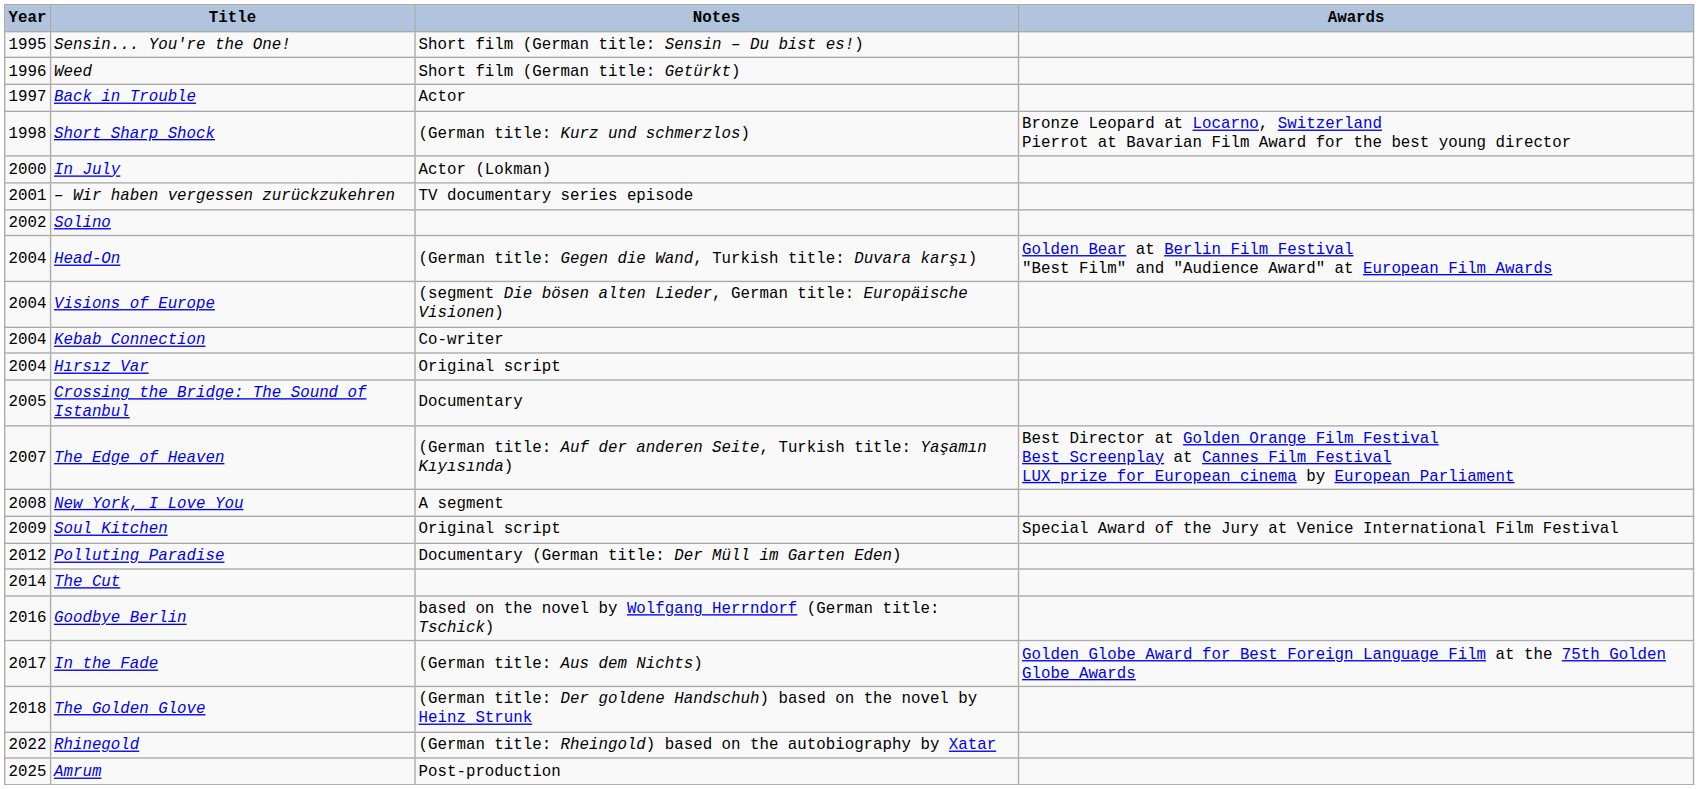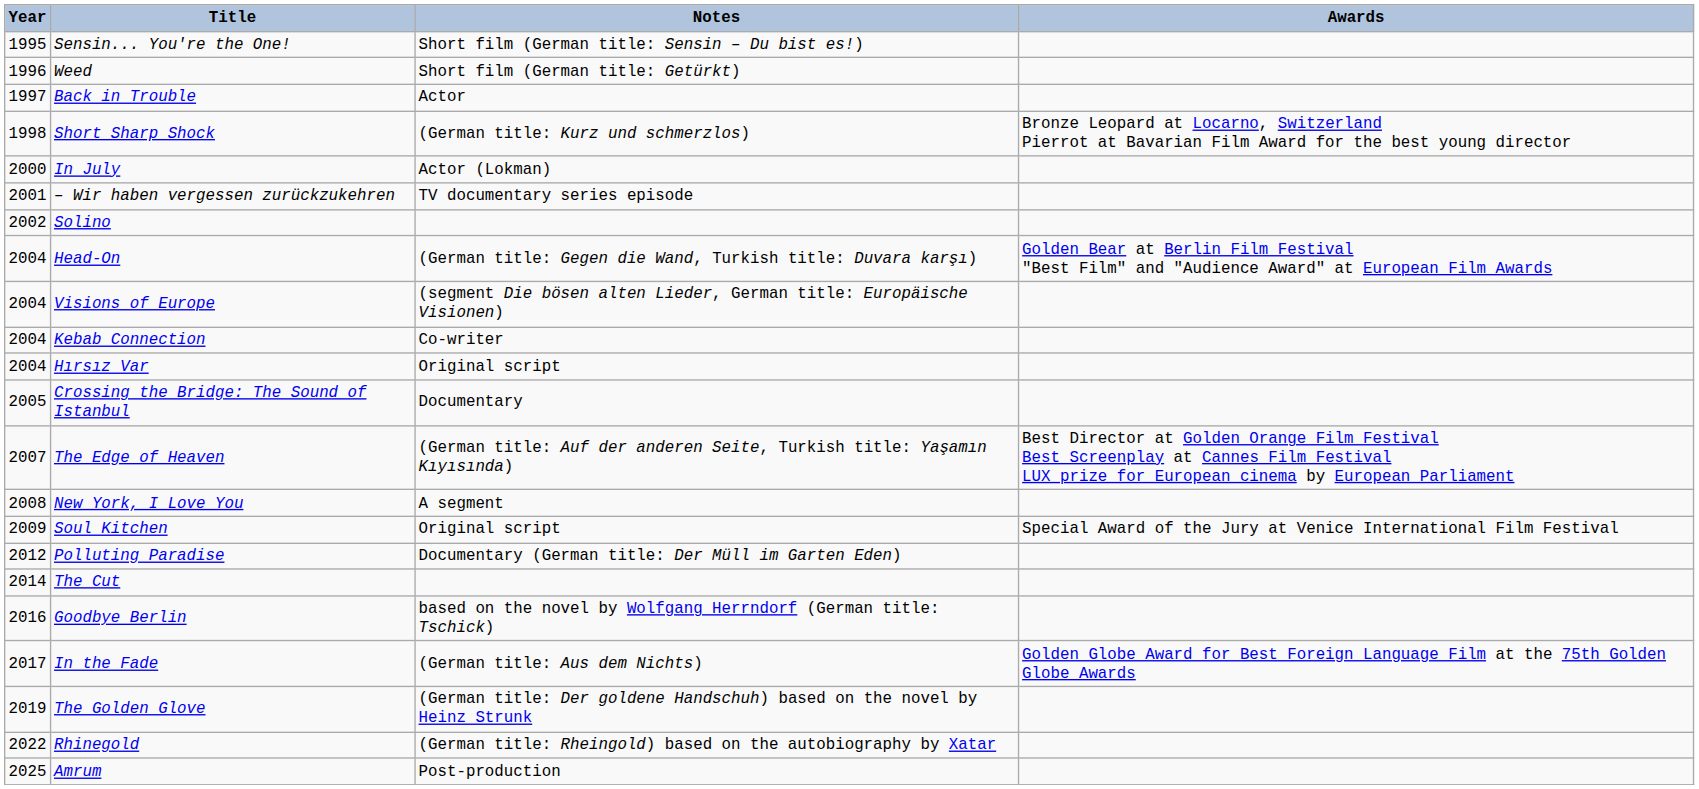(27, 709) 2018 -> (27, 709) 2019
